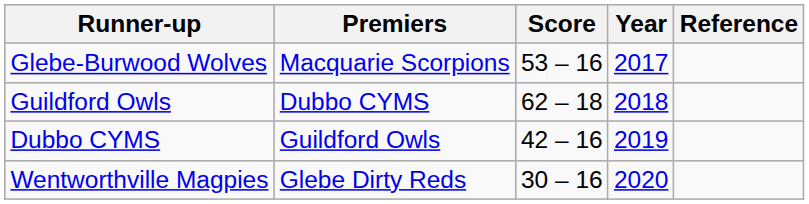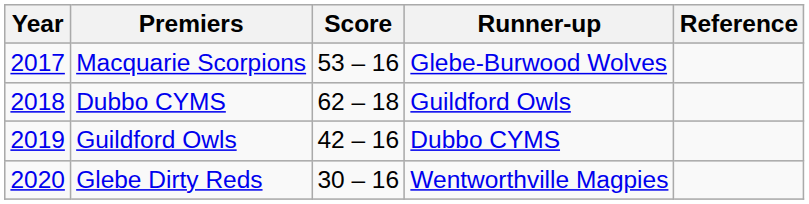columns swapped: (641, 23) <-> (139, 23)
